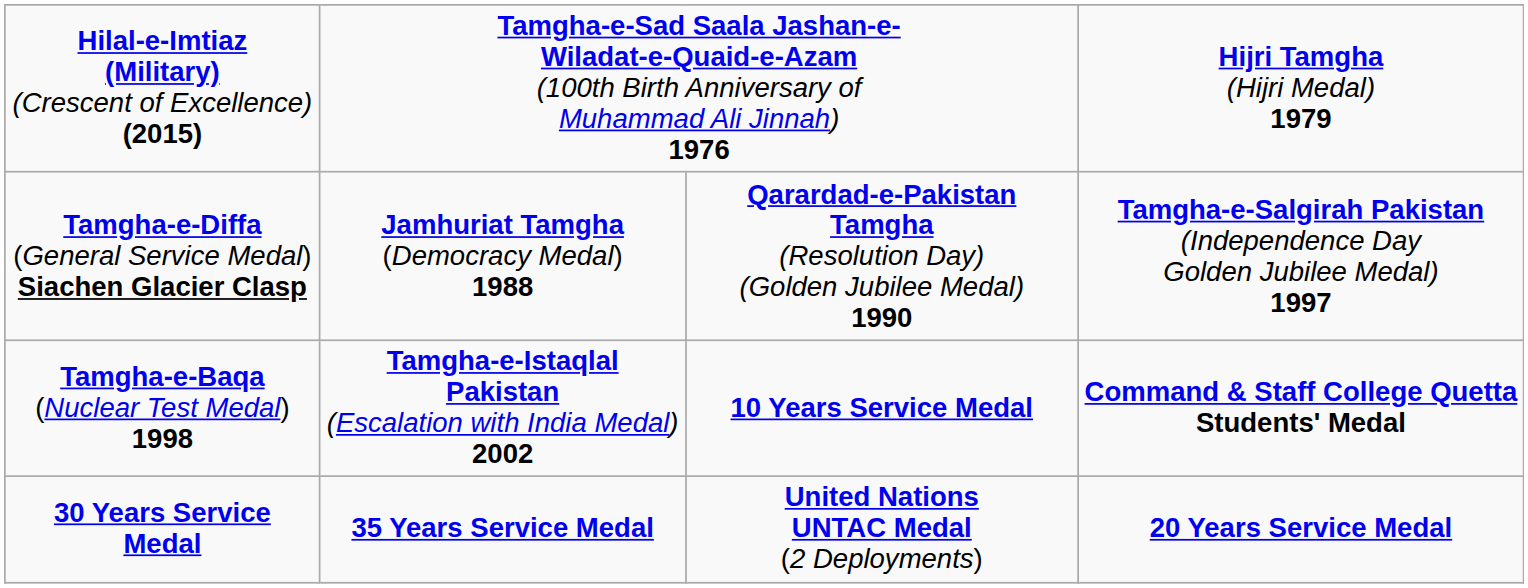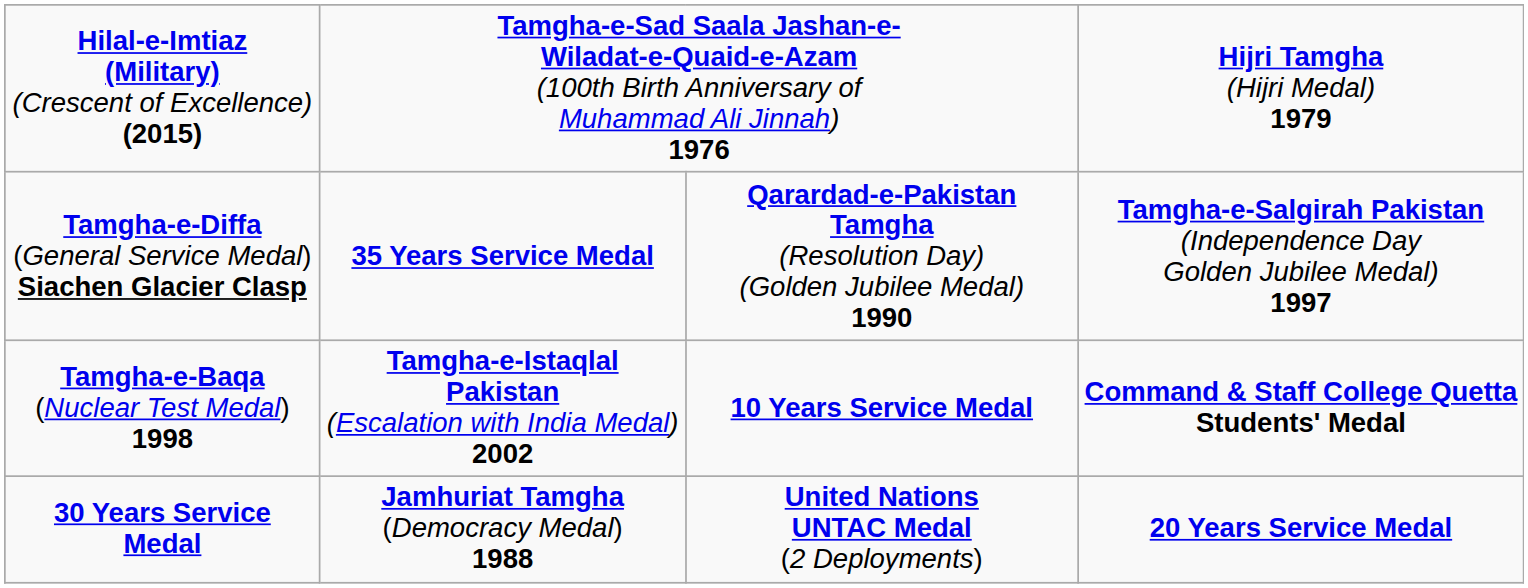(503, 255) Jamhuriat Tamgha (Democracy Medal) 1988 -> (503, 255) 35 Years Service Medal
(503, 528) 35 Years Service Medal -> (503, 528) Jamhuriat Tamgha (Democracy Medal) 1988
